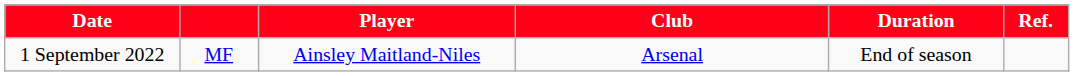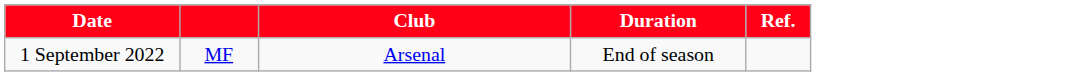- column: (387, 21)
